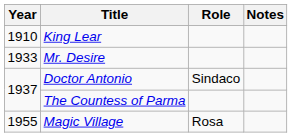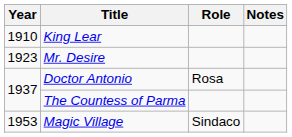(22, 57) 1933 -> (22, 57) 1923
(216, 79) Sindaco -> (207, 79) Rosa
(22, 121) 1955 -> (22, 121) 1953
(207, 121) Rosa -> (216, 121) Sindaco
